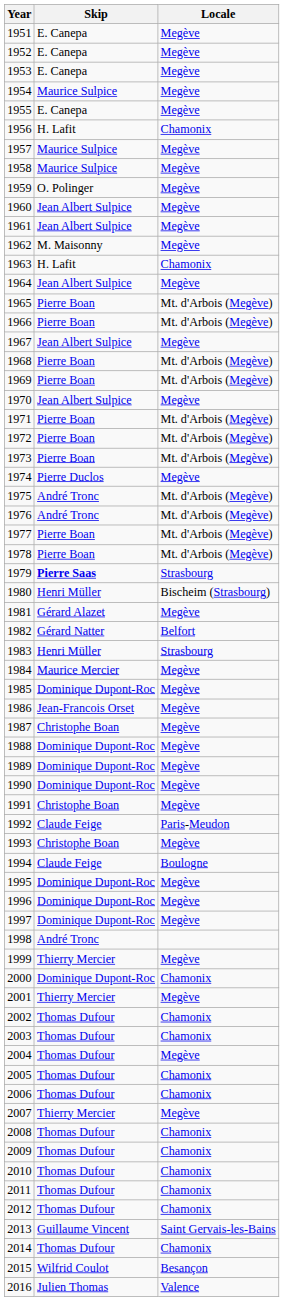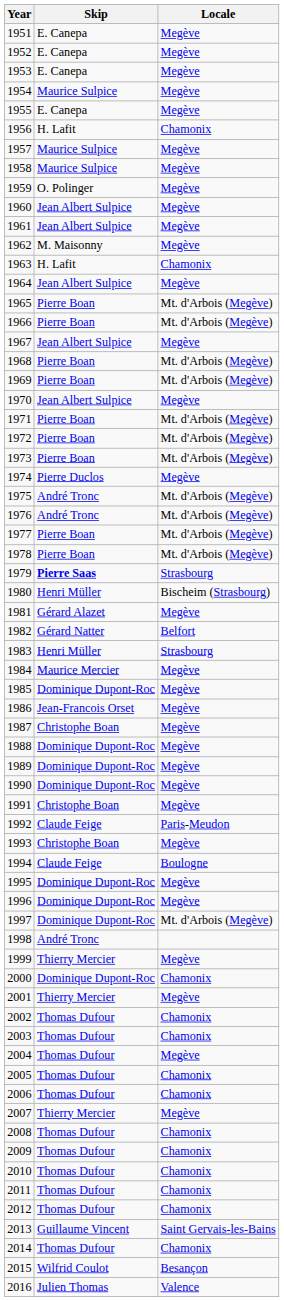(180, 920) Megève -> (217, 920) Mt. d'Arbois (Megève)
